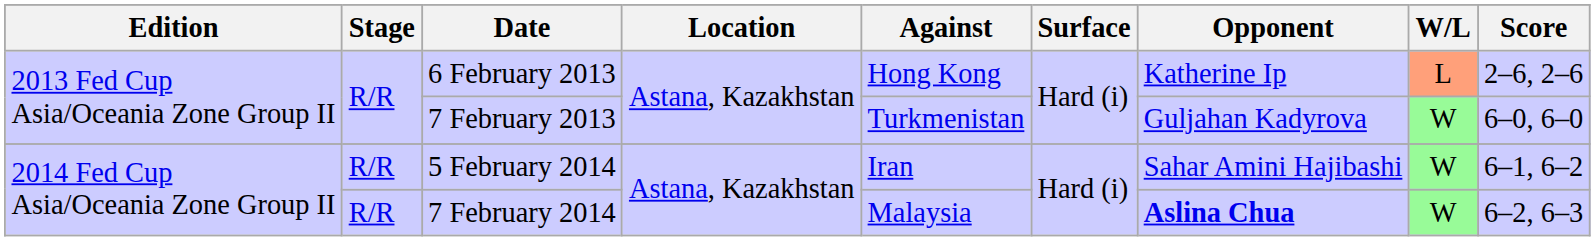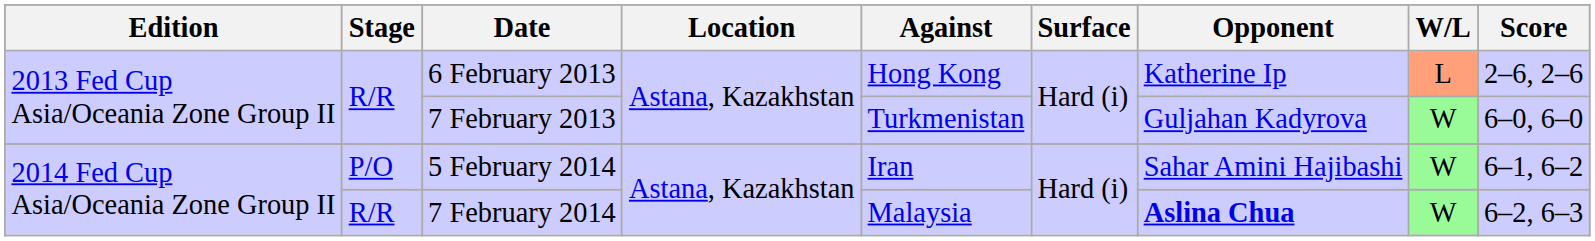(372, 165) R/R -> (371, 165) P/O
